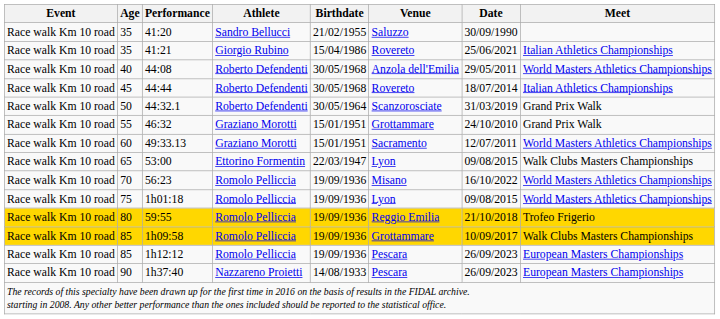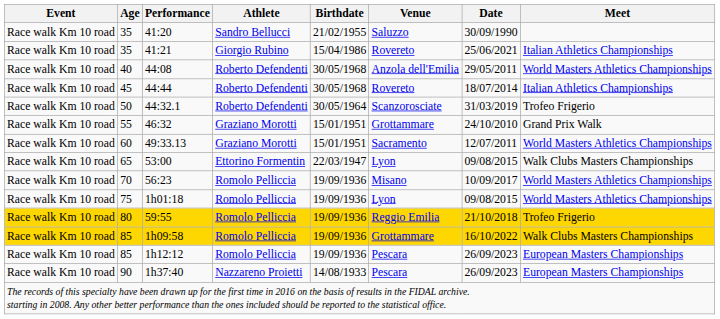(562, 106) Grand Prix Walk -> (559, 106) Trofeo Frigerio
(491, 180) 16/10/2022 -> (491, 180) 10/09/2017
(491, 236) 10/09/2017 -> (491, 236) 16/10/2022
